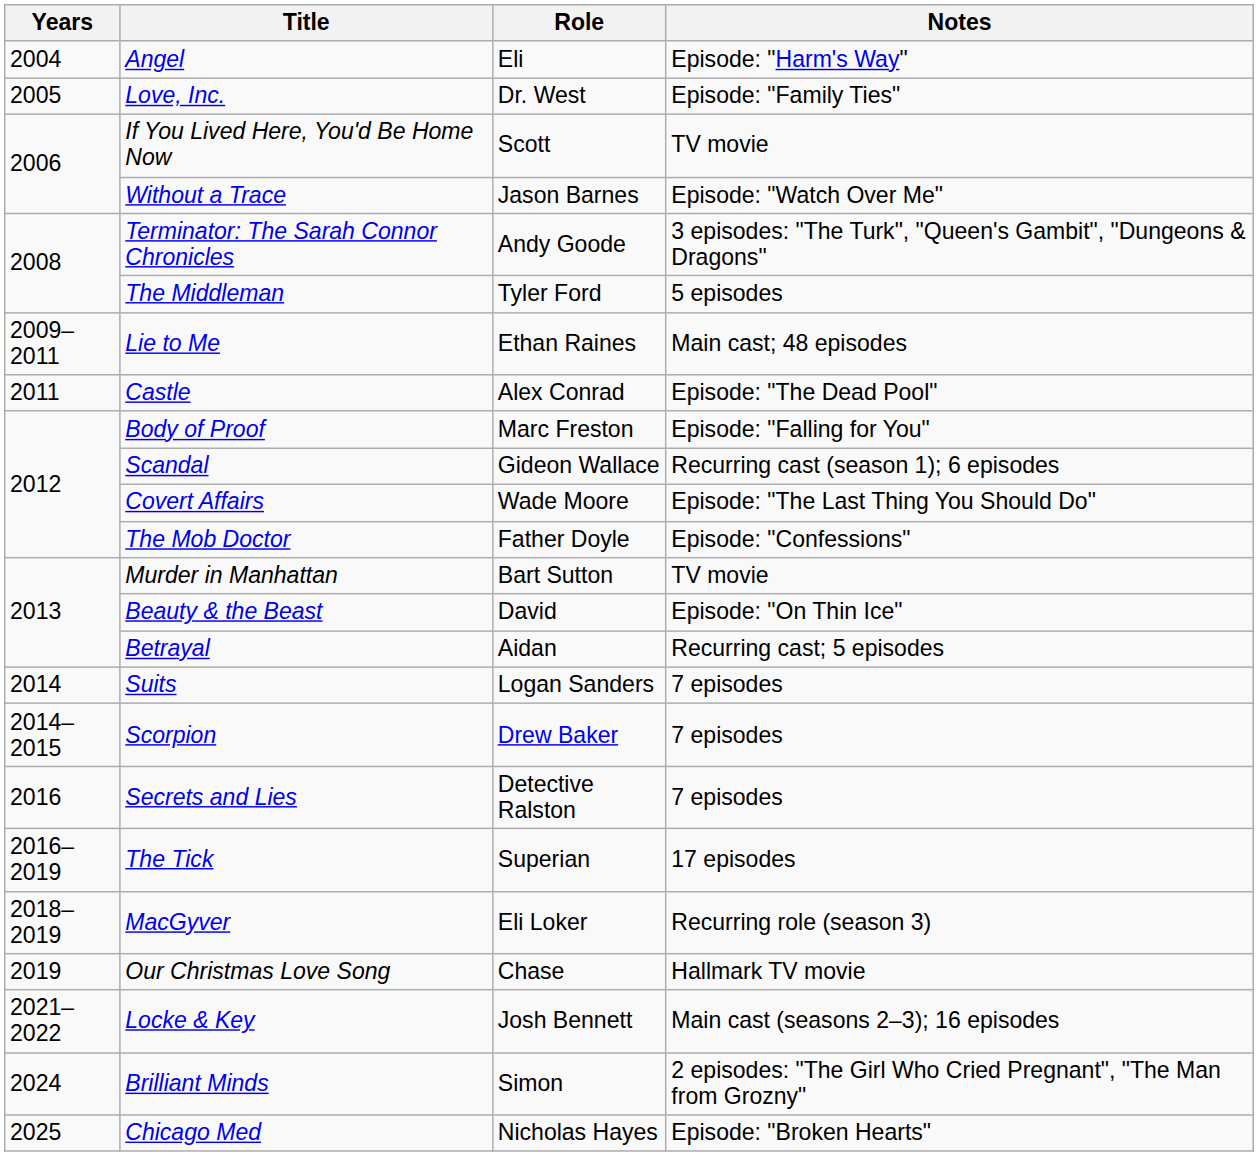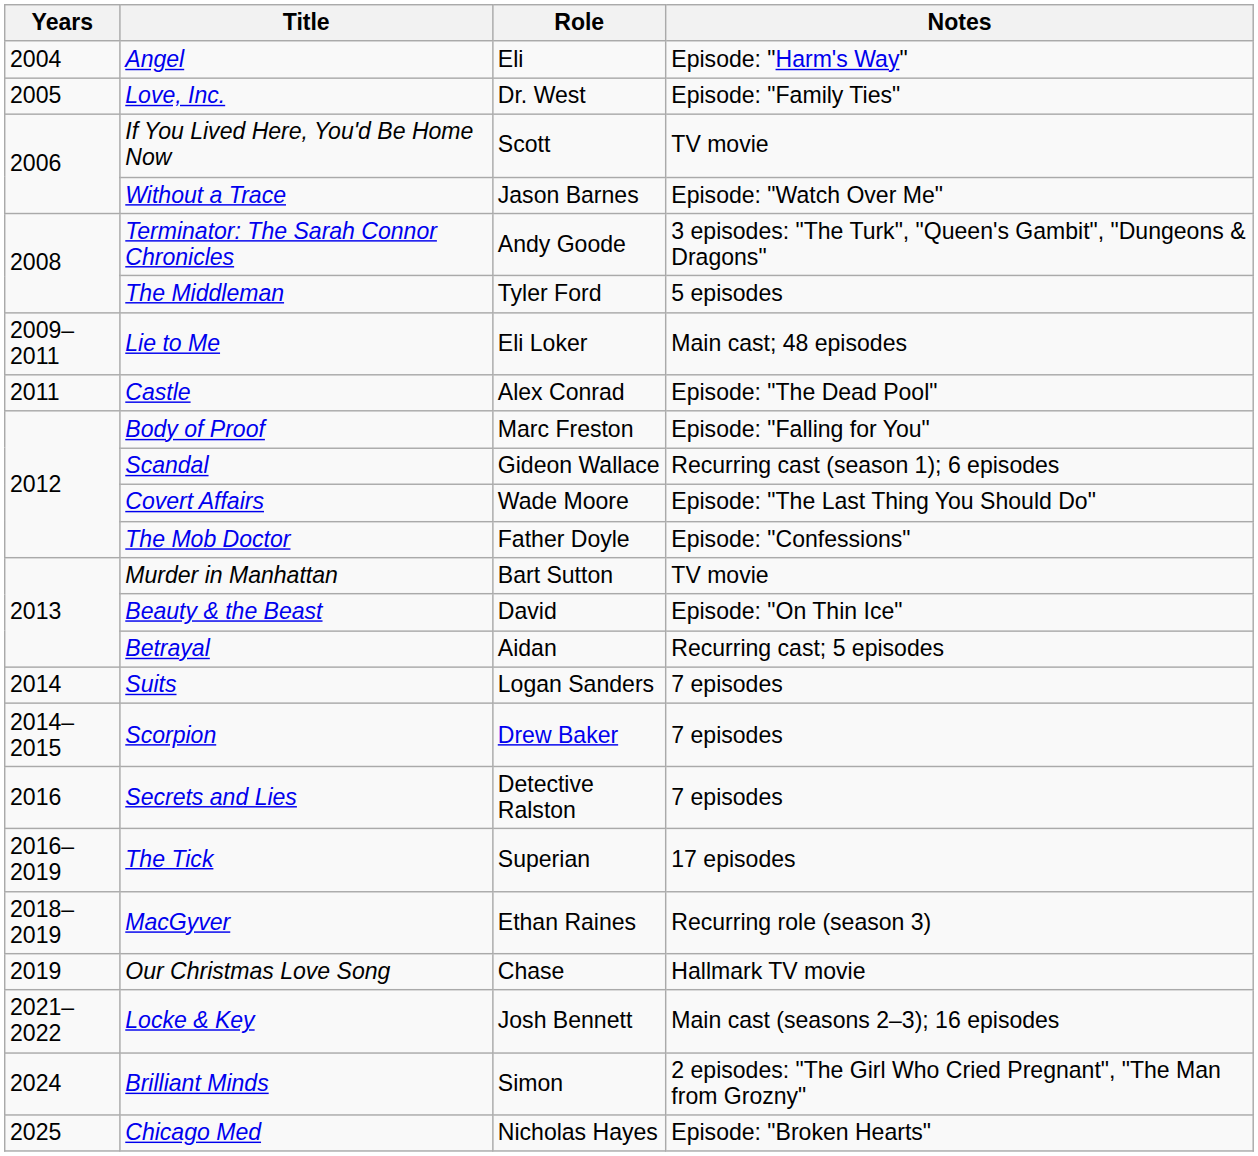(567, 343) Ethan Raines -> (543, 343) Eli Loker
(543, 922) Eli Loker -> (567, 922) Ethan Raines
